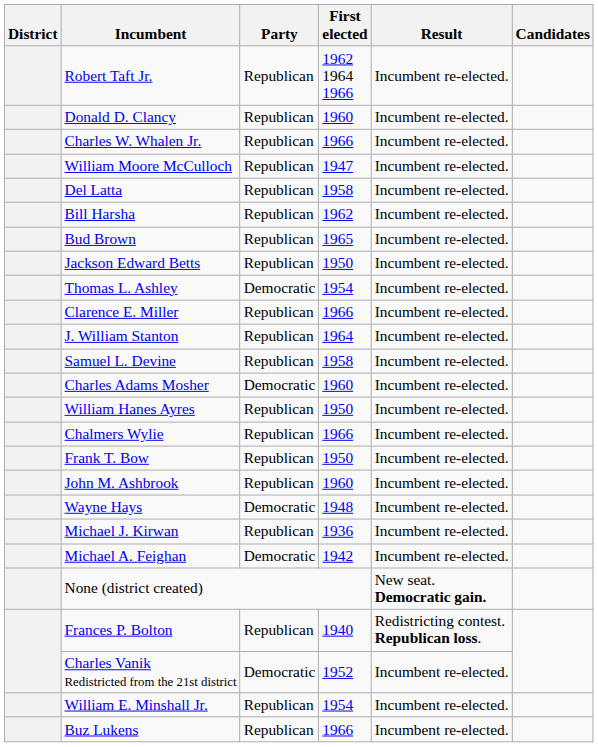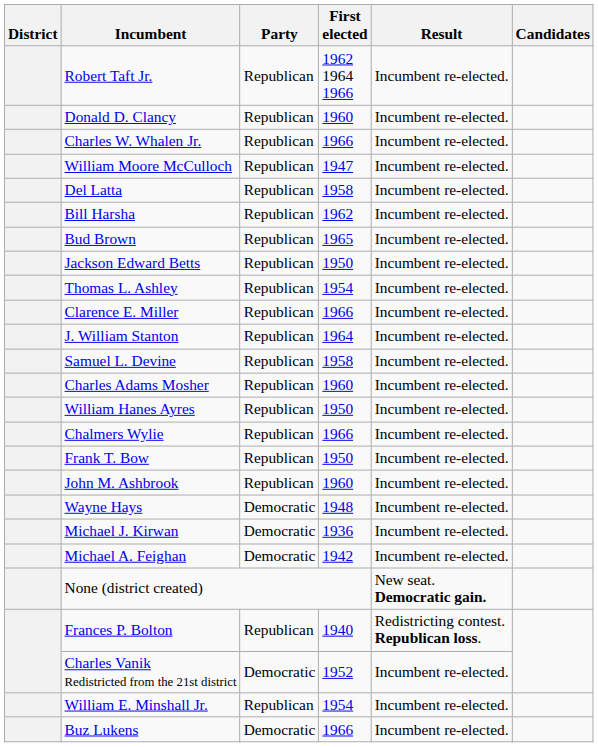(279, 287) Democratic -> (279, 287) Republican
(279, 385) Democratic -> (279, 385) Republican
(279, 531) Republican -> (279, 531) Democratic
(279, 729) Republican -> (279, 729) Democratic
